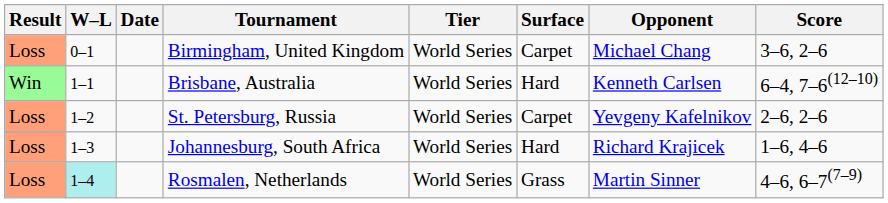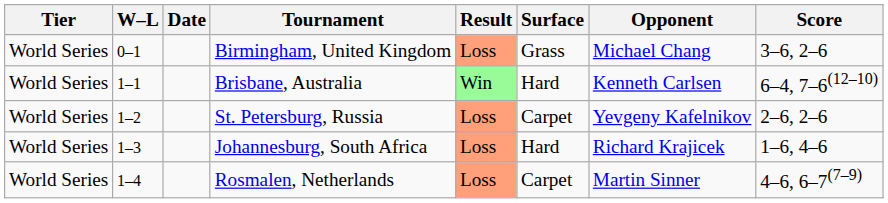columns swapped: (35, 19) <-> (463, 19)
(547, 50) Carpet -> (543, 50) Grass
(82, 180) paleturquoise background -> (129, 180) no background
(543, 179) Grass -> (547, 179) Carpet
